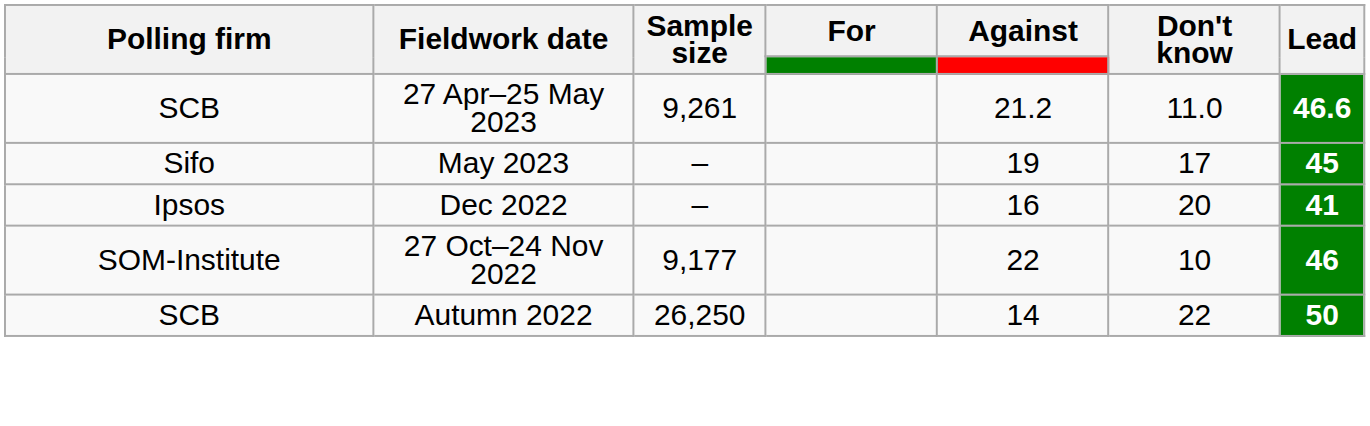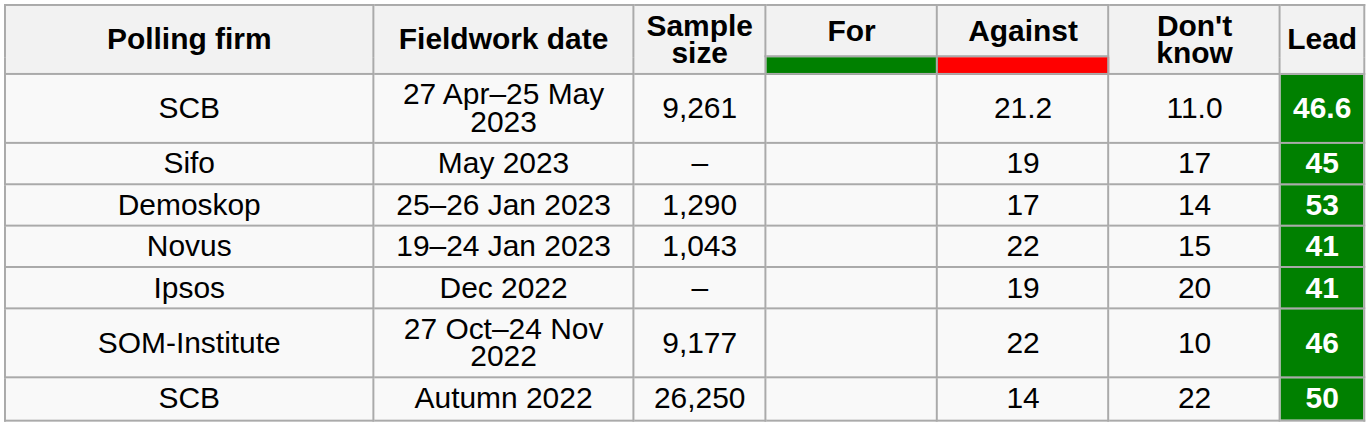+ row: (504, 205)
+ row: (504, 246)
(1023, 205) 16 -> (1023, 288) 19
